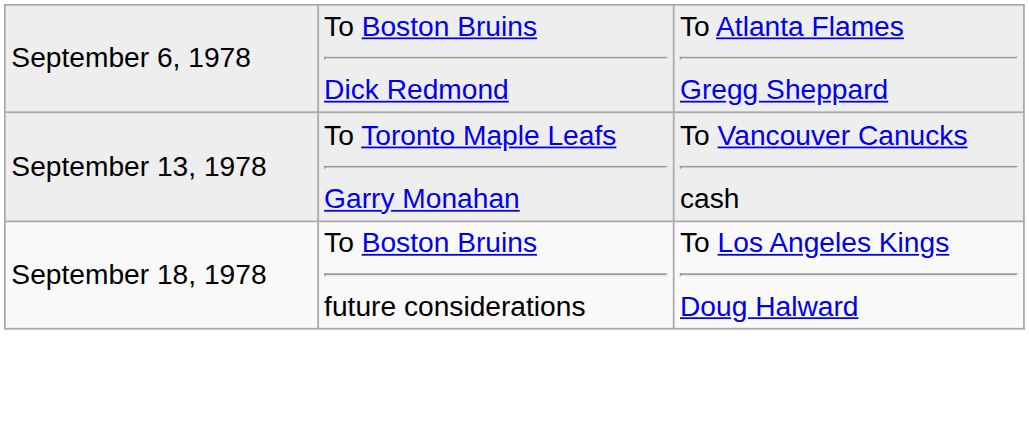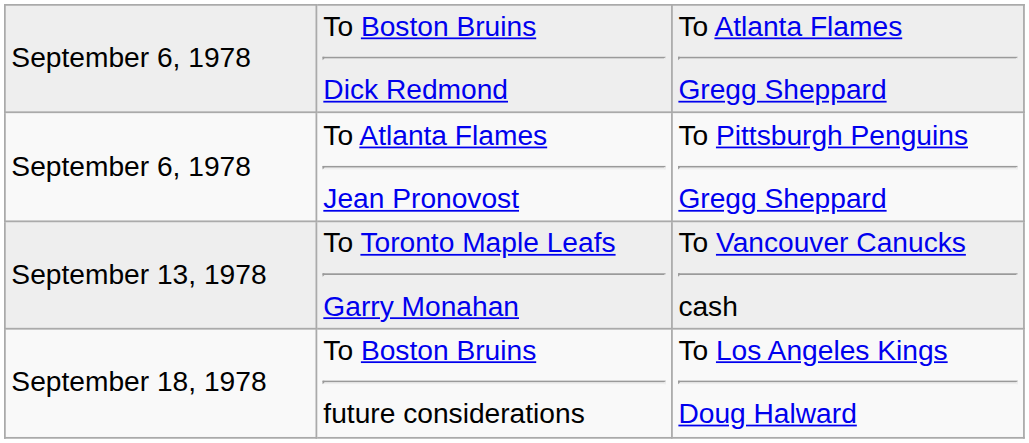+ row: (131, 166)
